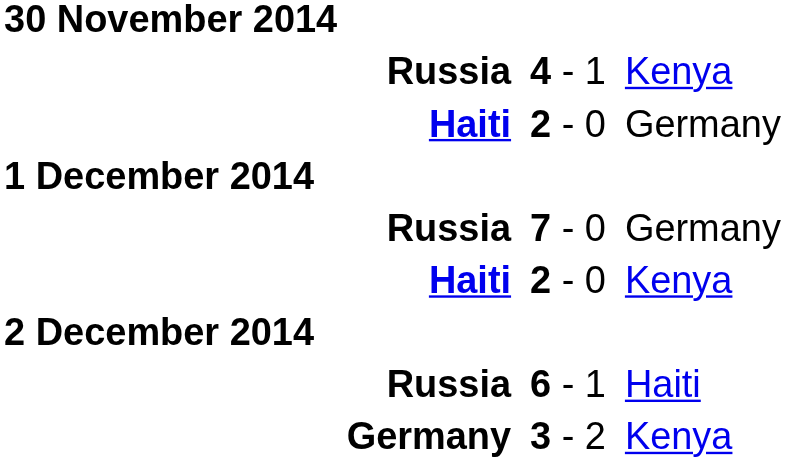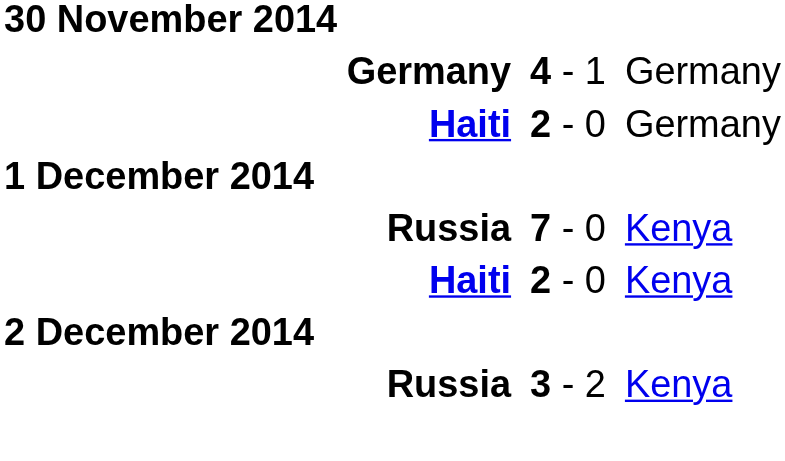(449, 71) Russia -> (429, 71) Germany
(679, 71) Kenya -> (703, 71) Germany
(703, 228) Germany -> (679, 228) Kenya
- row: (171, 385)
(429, 436) Germany -> (449, 384) Russia
